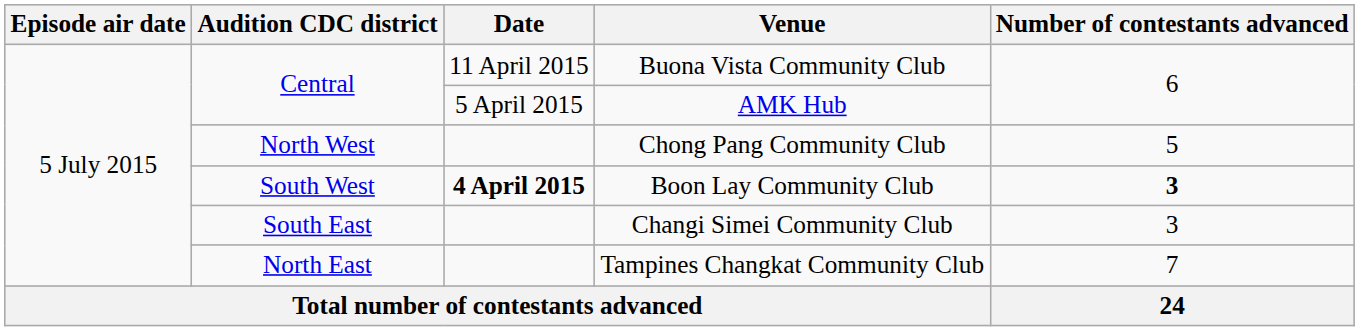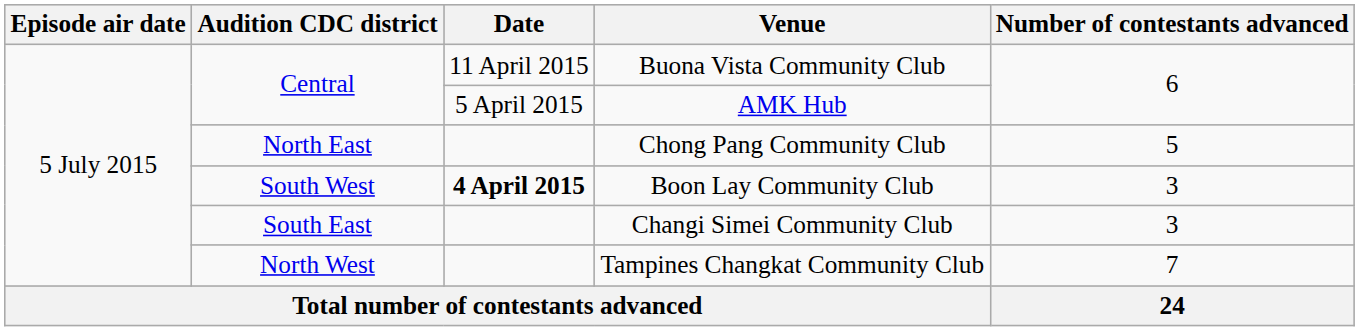(317, 144) North West -> (317, 144) North East
(1172, 184) bold -> (1172, 184) normal
(317, 265) North East -> (317, 265) North West
